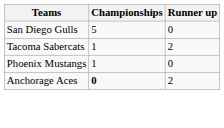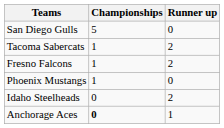+ row: (39, 64)
+ row: (43, 98)
(170, 81) 2 -> (170, 115) 1
